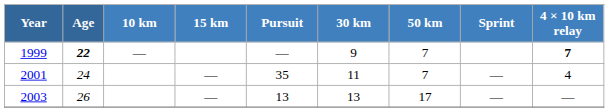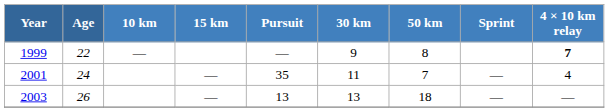(83, 53) bold -> (83, 53) normal
(425, 53) 7 -> (425, 53) 8
(425, 96) 17 -> (425, 96) 18
